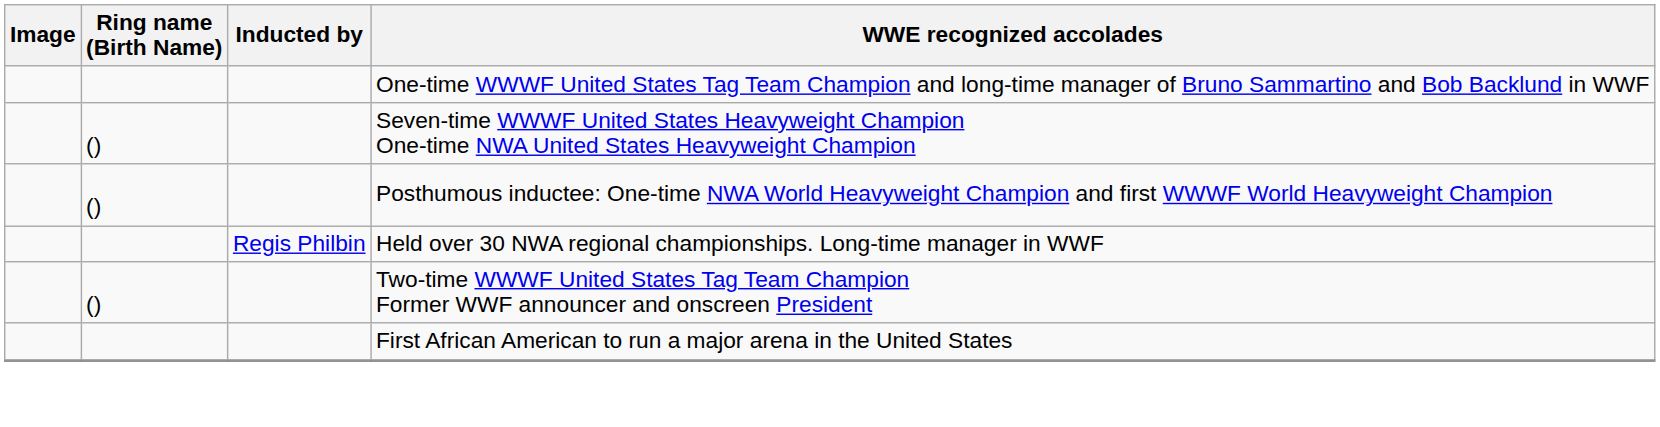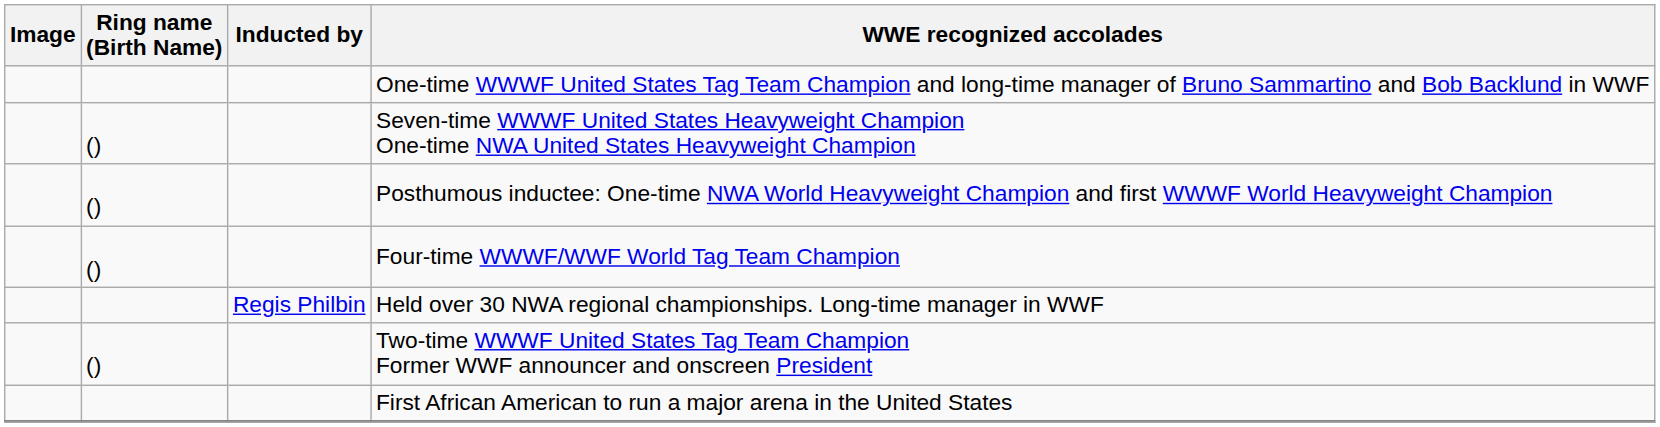+ row: (638, 256)
